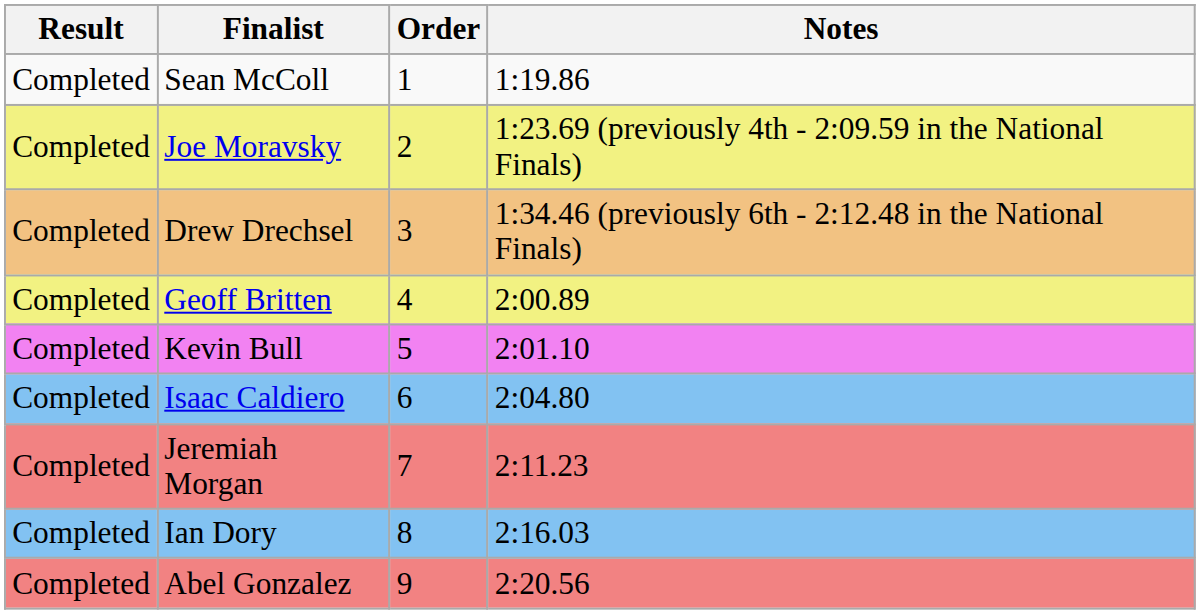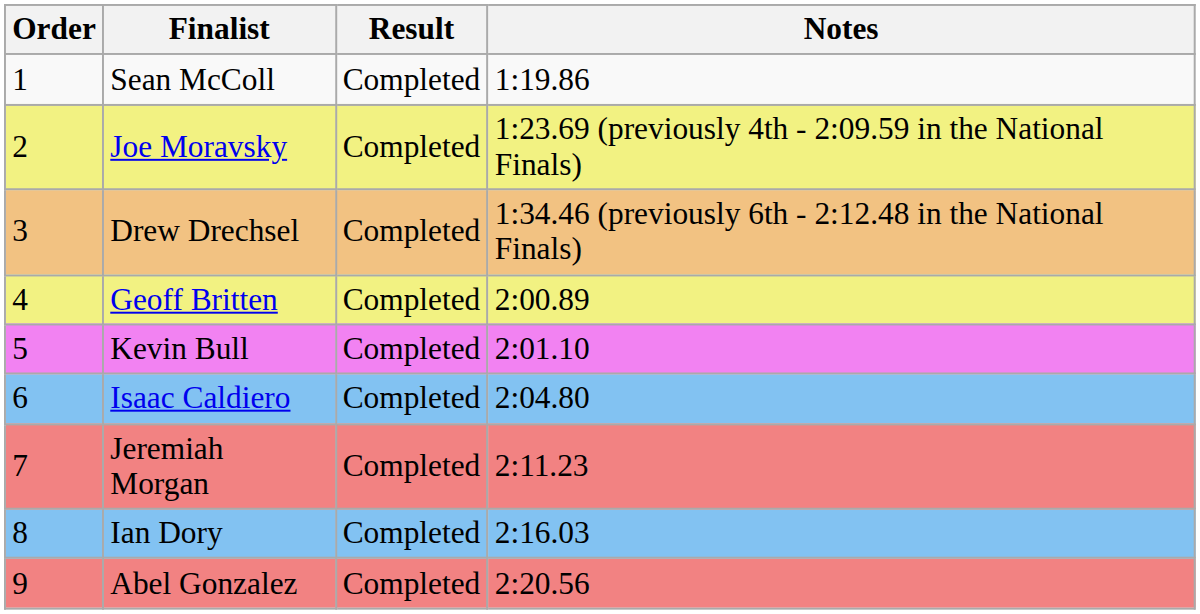columns swapped: (438, 29) <-> (81, 29)
